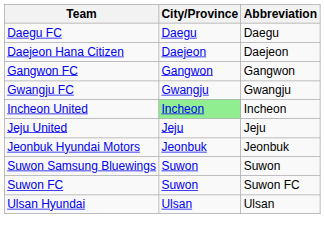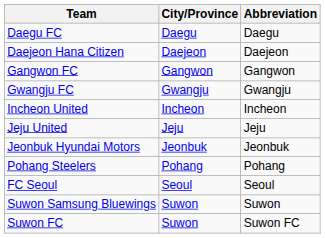(183, 109) lightgreen background -> (183, 109) no background
+ row: (52, 166)
+ row: (32, 185)
- row: (46, 204)
